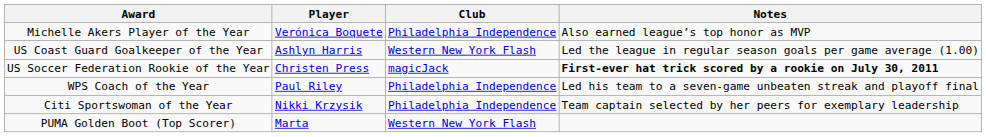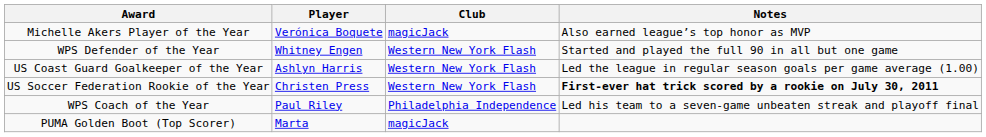(472, 32) Philadelphia Independence -> (418, 32) magicJack
+ row: (138, 50)
(418, 68) magicJack -> (462, 86) Western New York Flash
- row: (138, 105)
(462, 123) Western New York Flash -> (418, 123) magicJack
